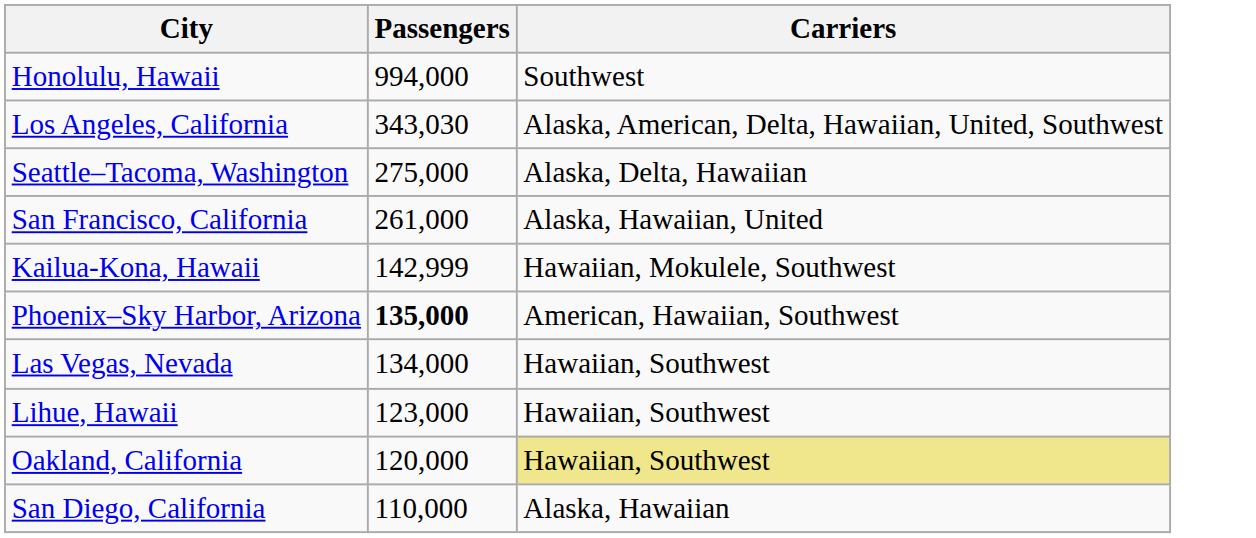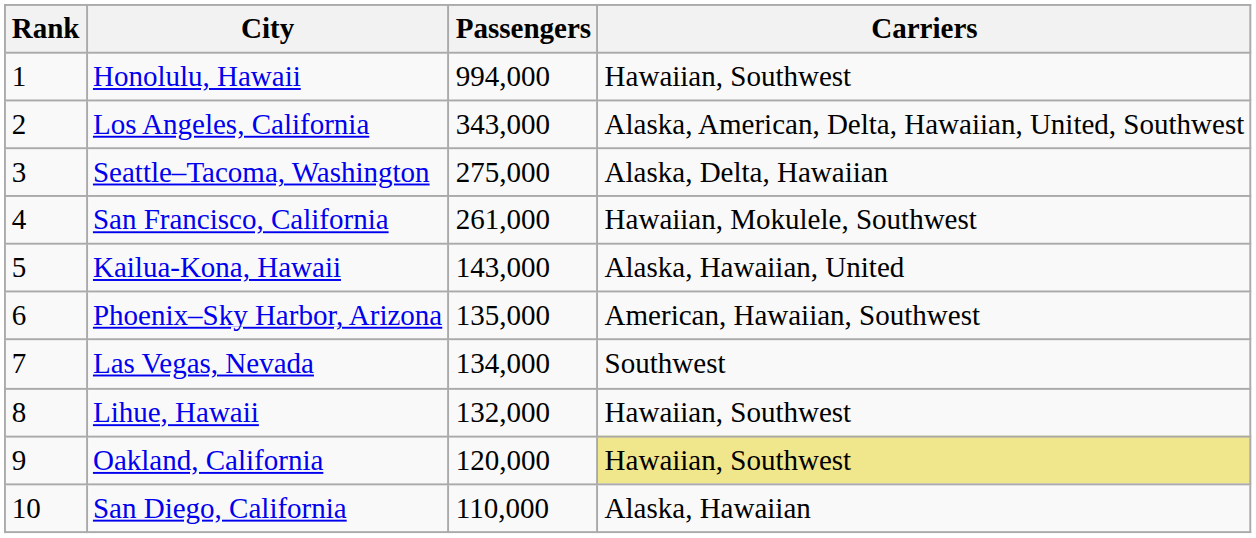+ column: (46, 28)
(584, 76) Southwest -> (728, 76) Hawaiian, Southwest
(422, 124) 343,030 -> (503, 124) 343,000
(673, 220) Alaska, Hawaiian, United -> (791, 220) Hawaiian, Mokulele, Southwest
(422, 267) 142,999 -> (503, 267) 143,000
(709, 267) Hawaiian, Mokulele, Southwest -> (754, 267) Alaska, Hawaiian, United
(422, 315) bold -> (503, 315) normal
(647, 363) Hawaiian, Southwest -> (665, 363) Southwest
(422, 411) 123,000 -> (503, 411) 132,000
